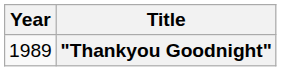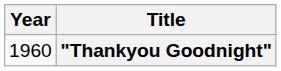(30, 50) 1989 -> (30, 50) 1960
